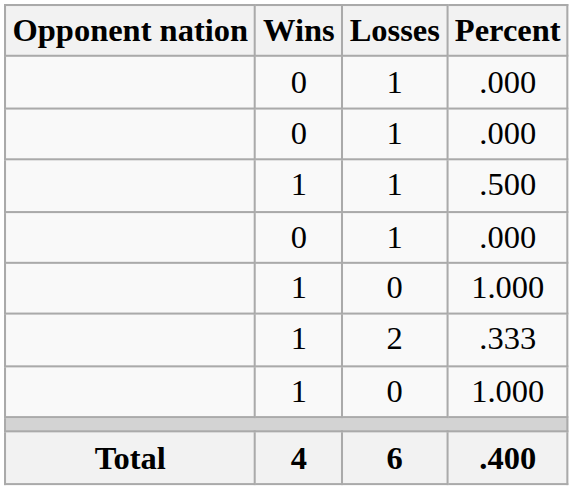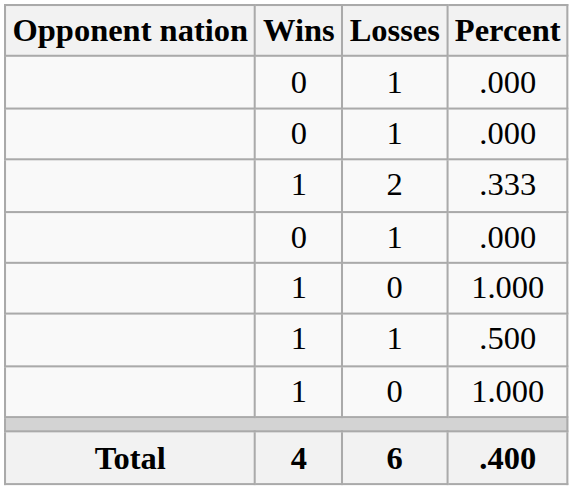rows swapped: (395, 184) <-> (395, 339)
